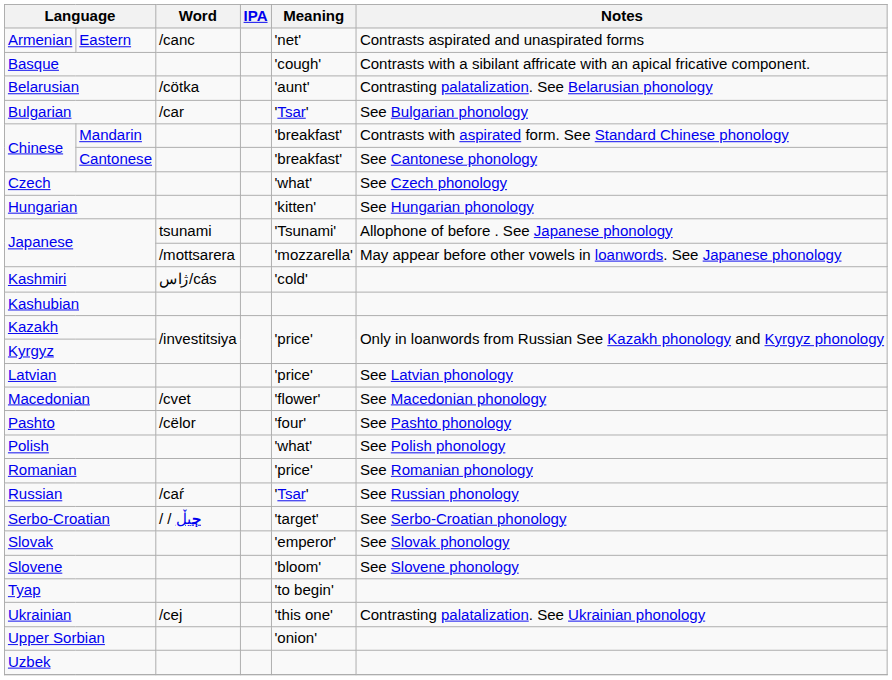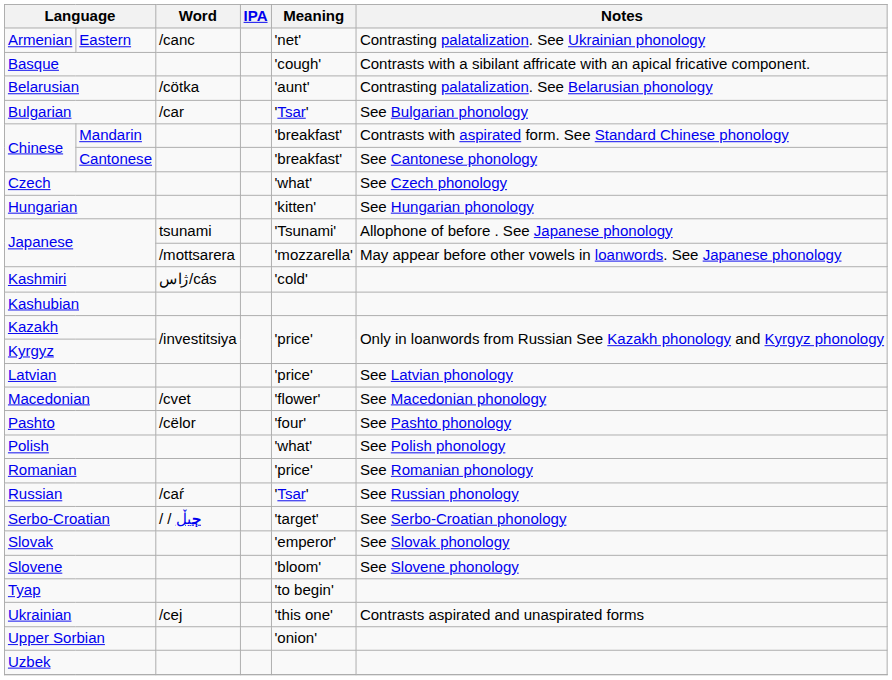(502, 40) Contrasts aspirated and unaspirated forms -> (533, 40) Contrasting palatalization. See Ukrainian phonology
(533, 614) Contrasting palatalization. See Ukrainian phonology -> (502, 614) Contrasts aspirated and unaspirated forms
